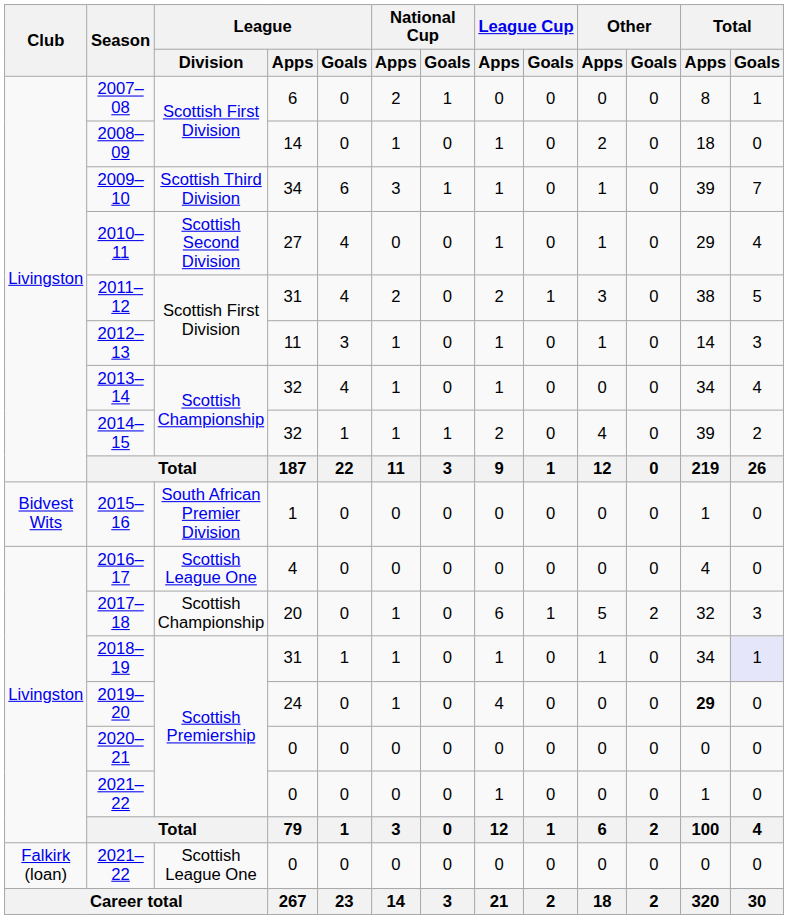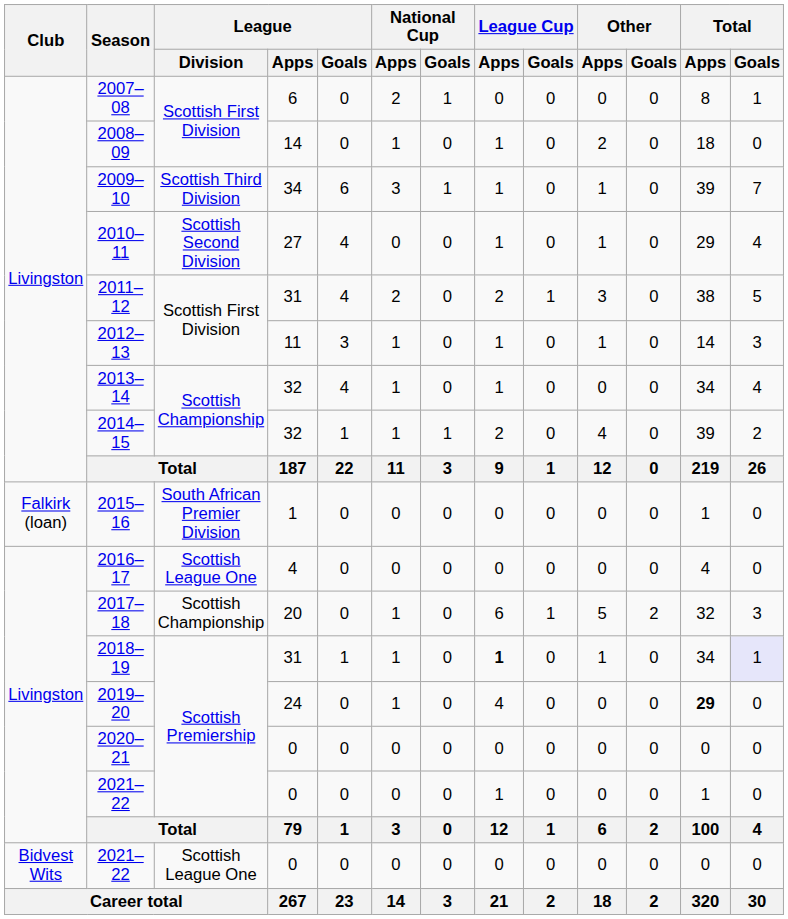(46, 513) Bidvest Wits -> (46, 513) Falkirk (loan)
(499, 658) normal -> (499, 658) bold
(46, 865) Falkirk (loan) -> (46, 865) Bidvest Wits
